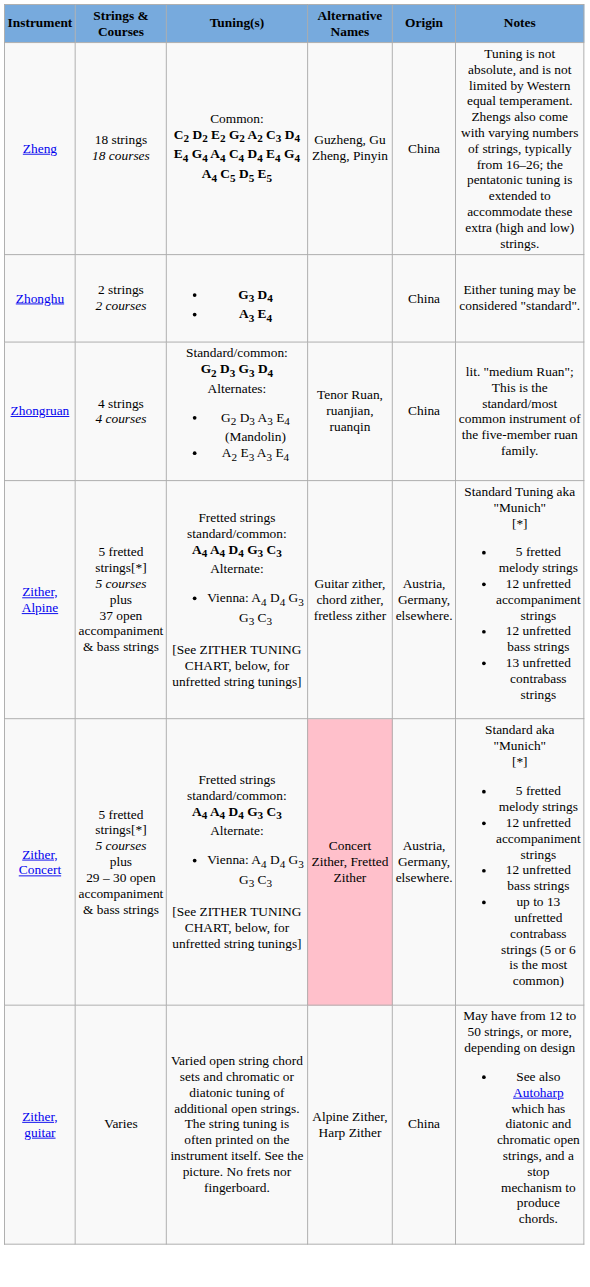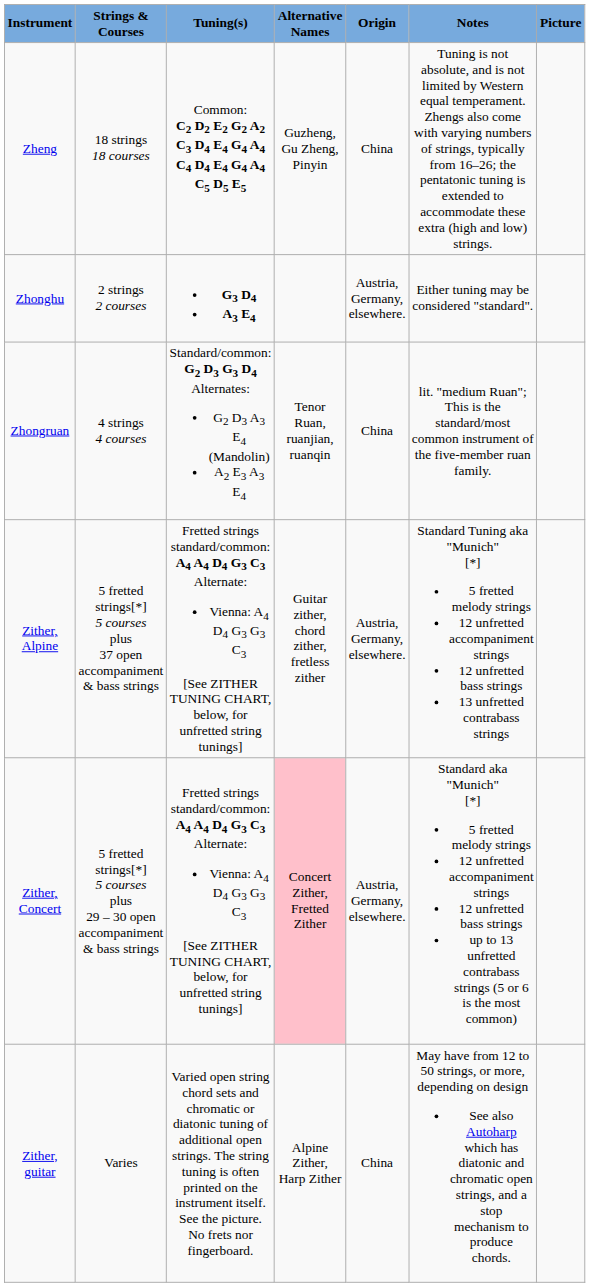+ column: (561, 23)
(424, 298) China -> (377, 298) Austria, Germany, elsewhere.
